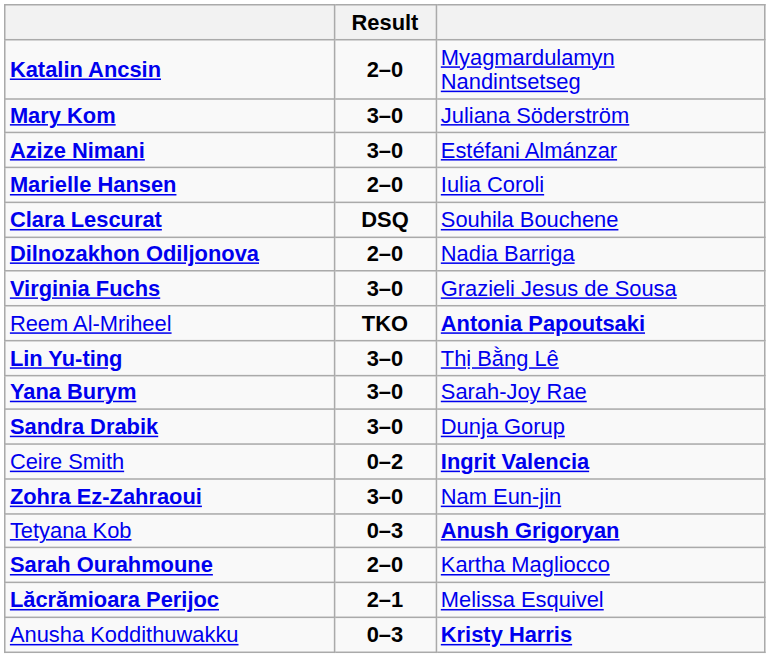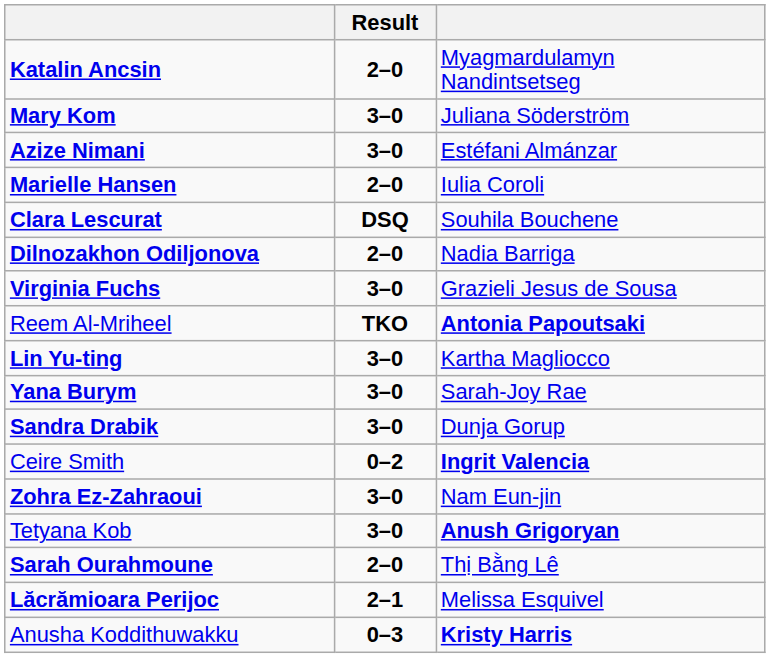(500, 358) Thị Bằng Lê -> (525, 358) Kartha Magliocco
(385, 531) 0–3 -> (385, 531) 3–0
(525, 565) Kartha Magliocco -> (500, 565) Thị Bằng Lê
